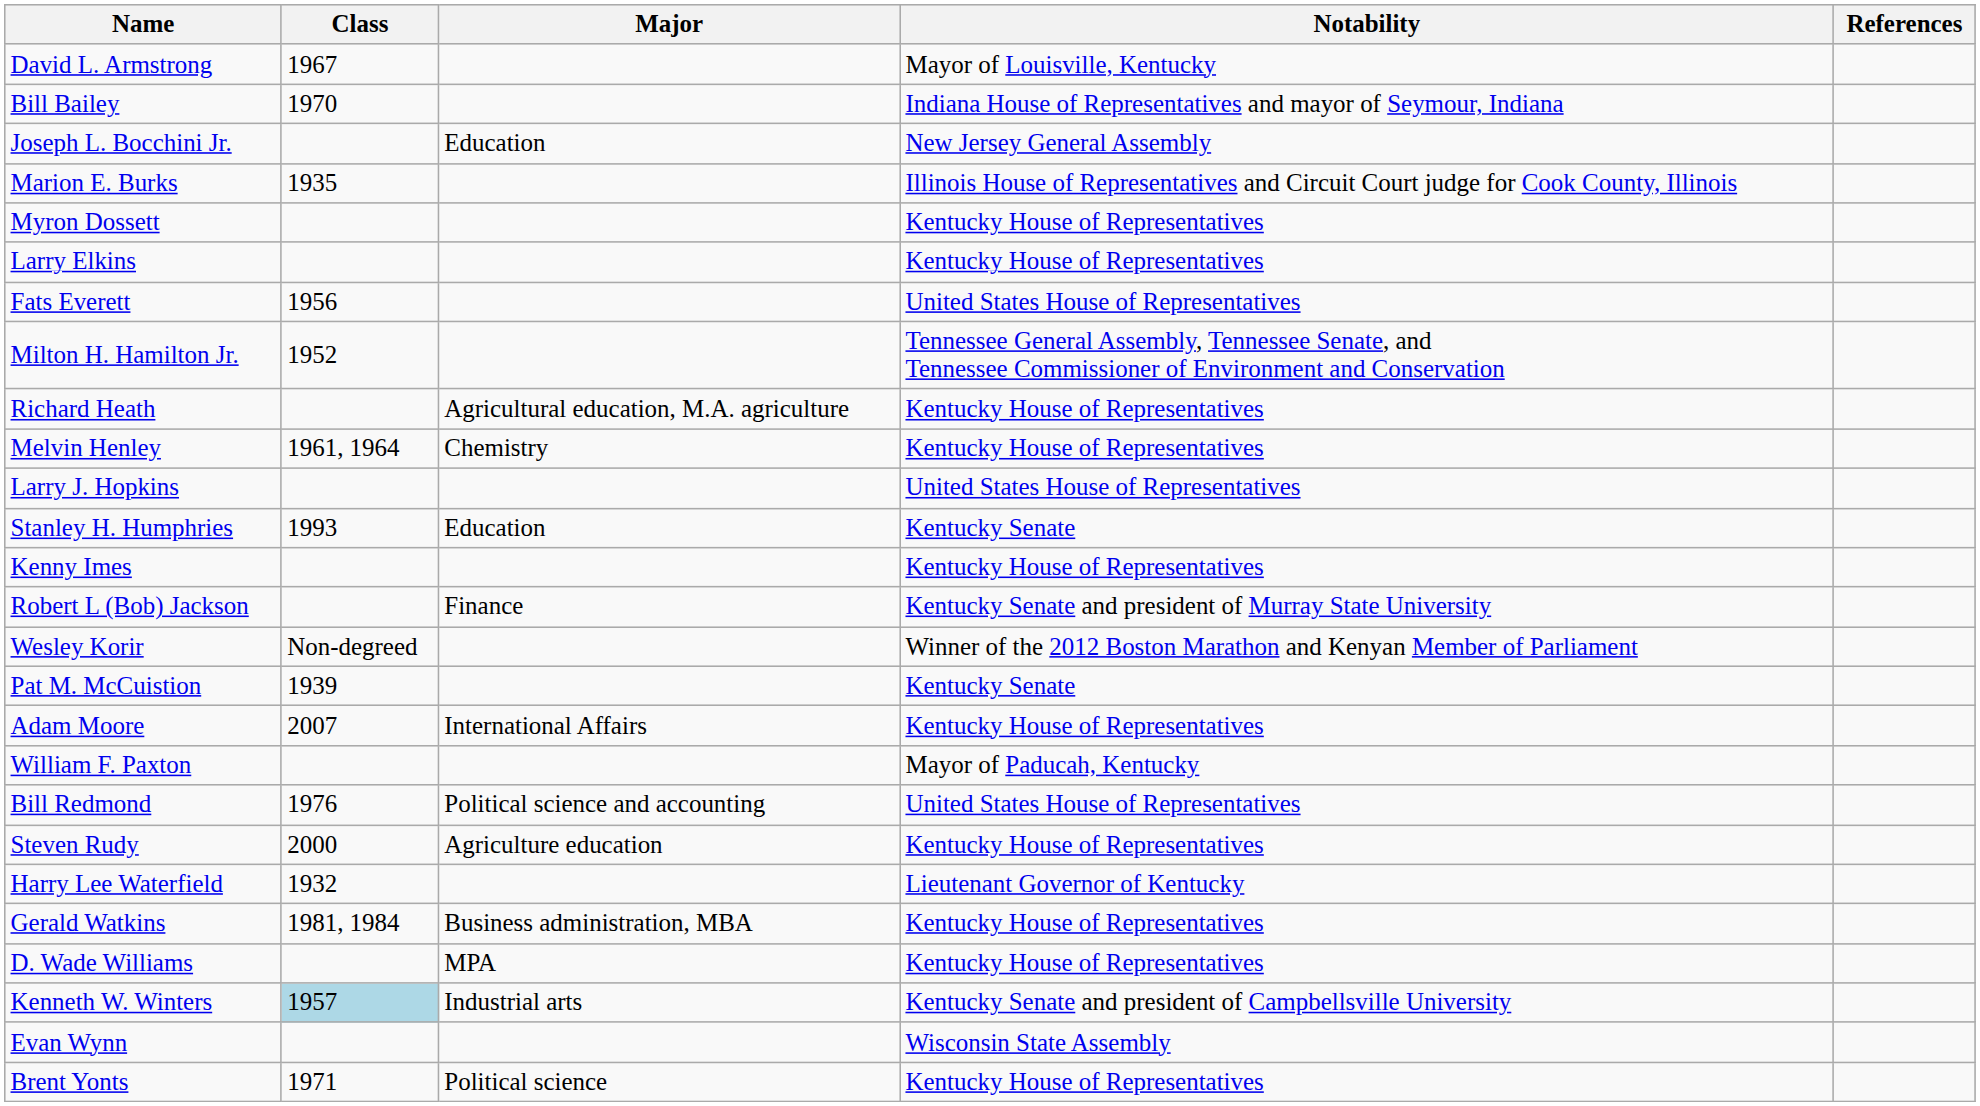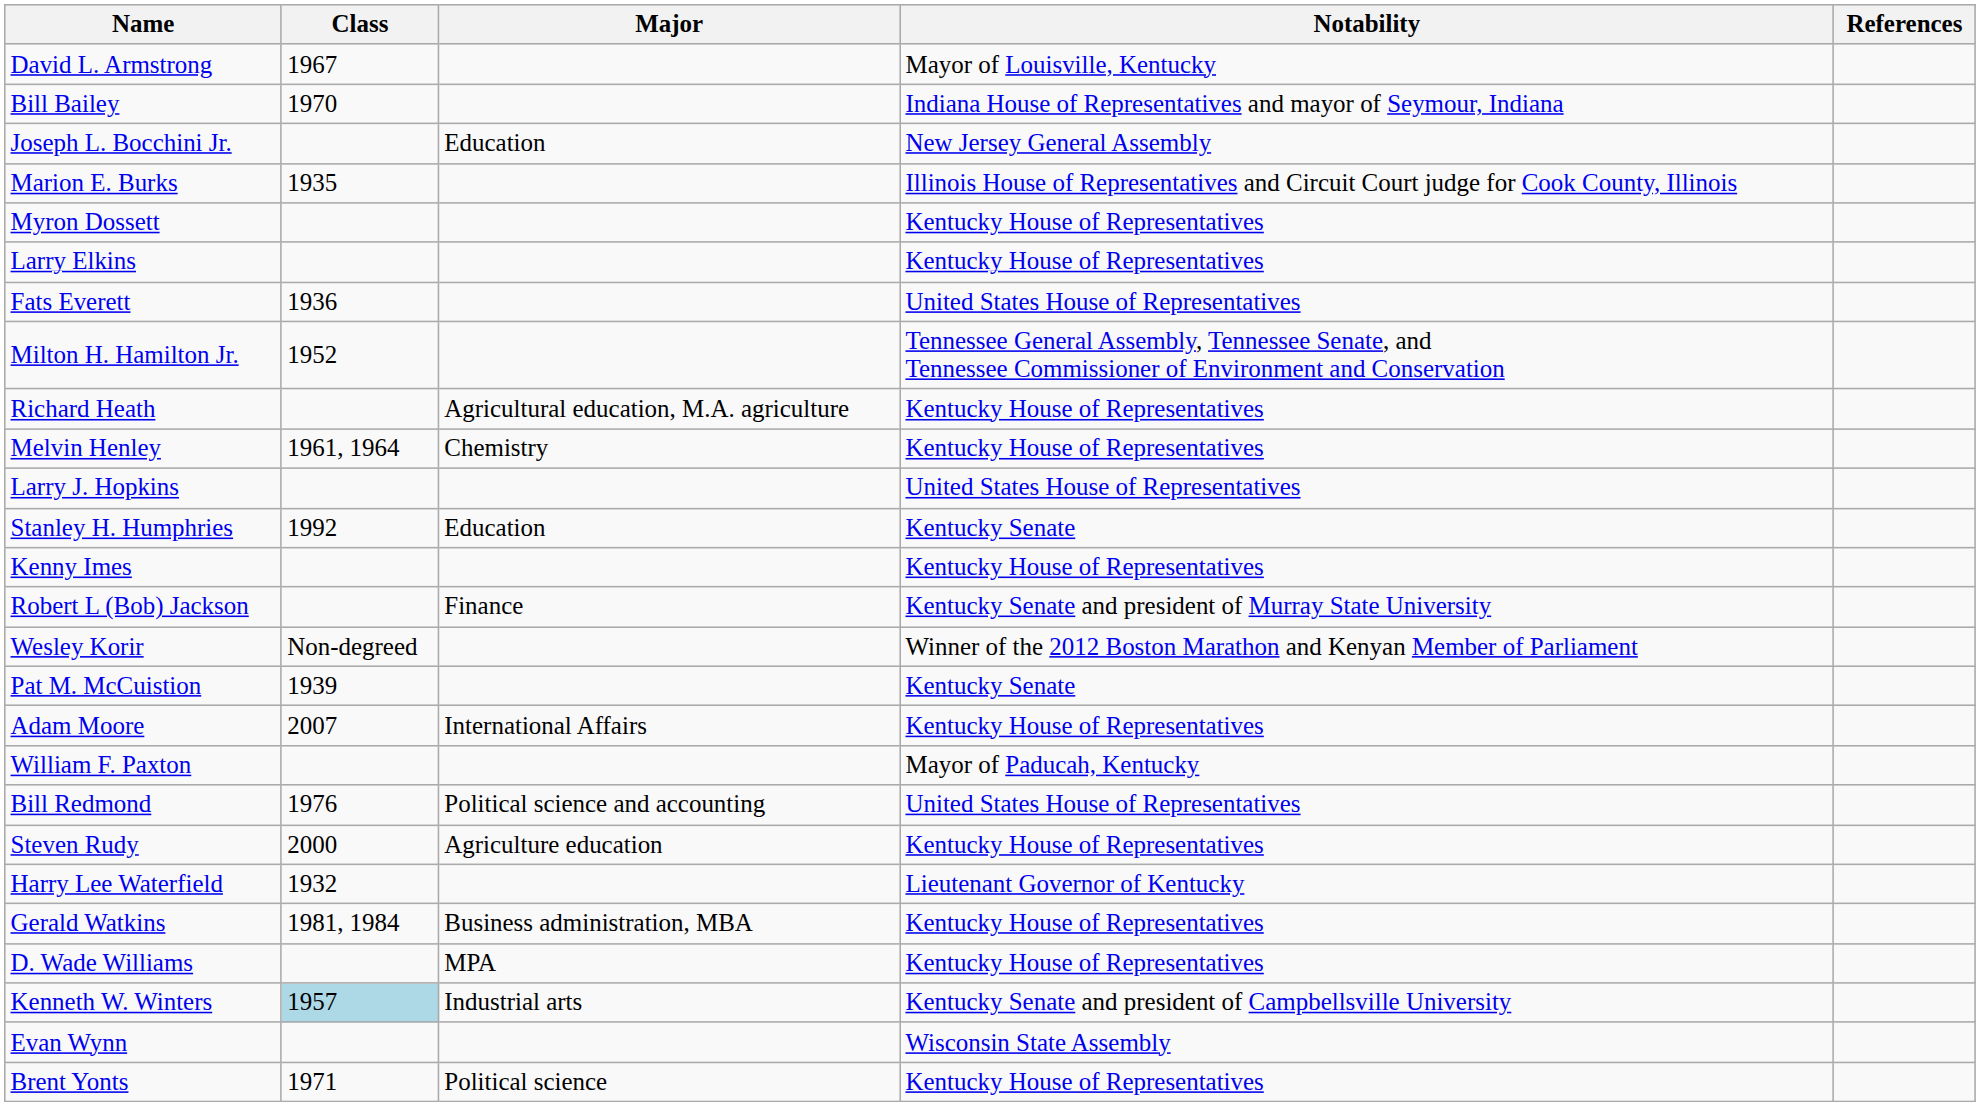(312, 301) 1956 -> (312, 301) 1936
(312, 527) 1993 -> (312, 527) 1992
